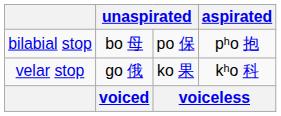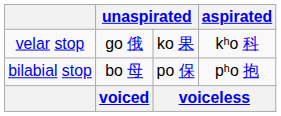rows swapped: (50, 43) <-> (50, 71)
